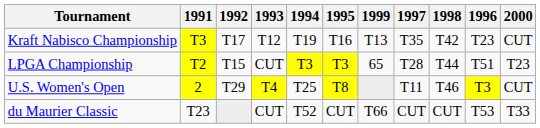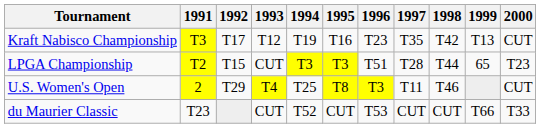columns swapped: (483, 16) <-> (376, 16)
